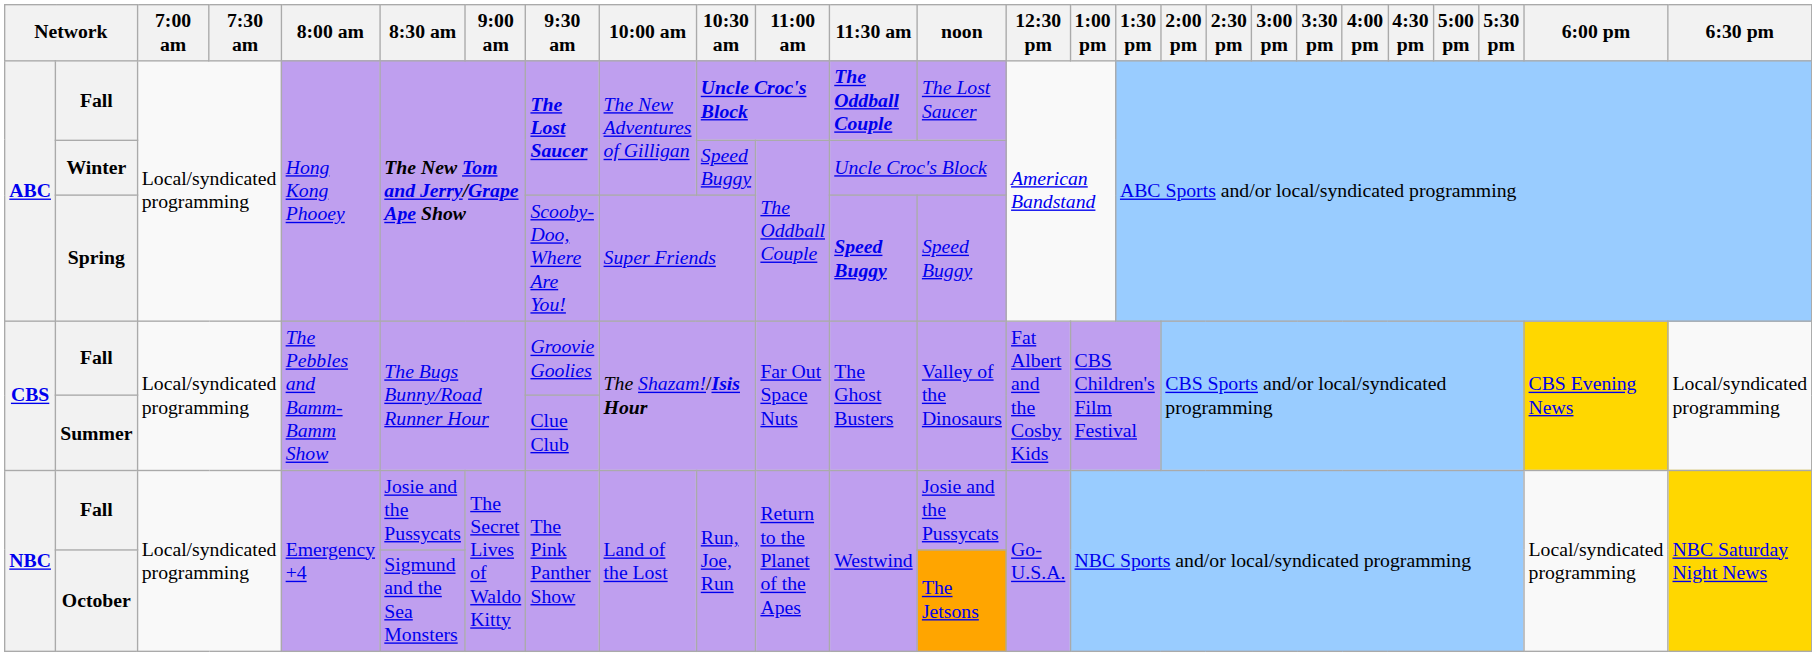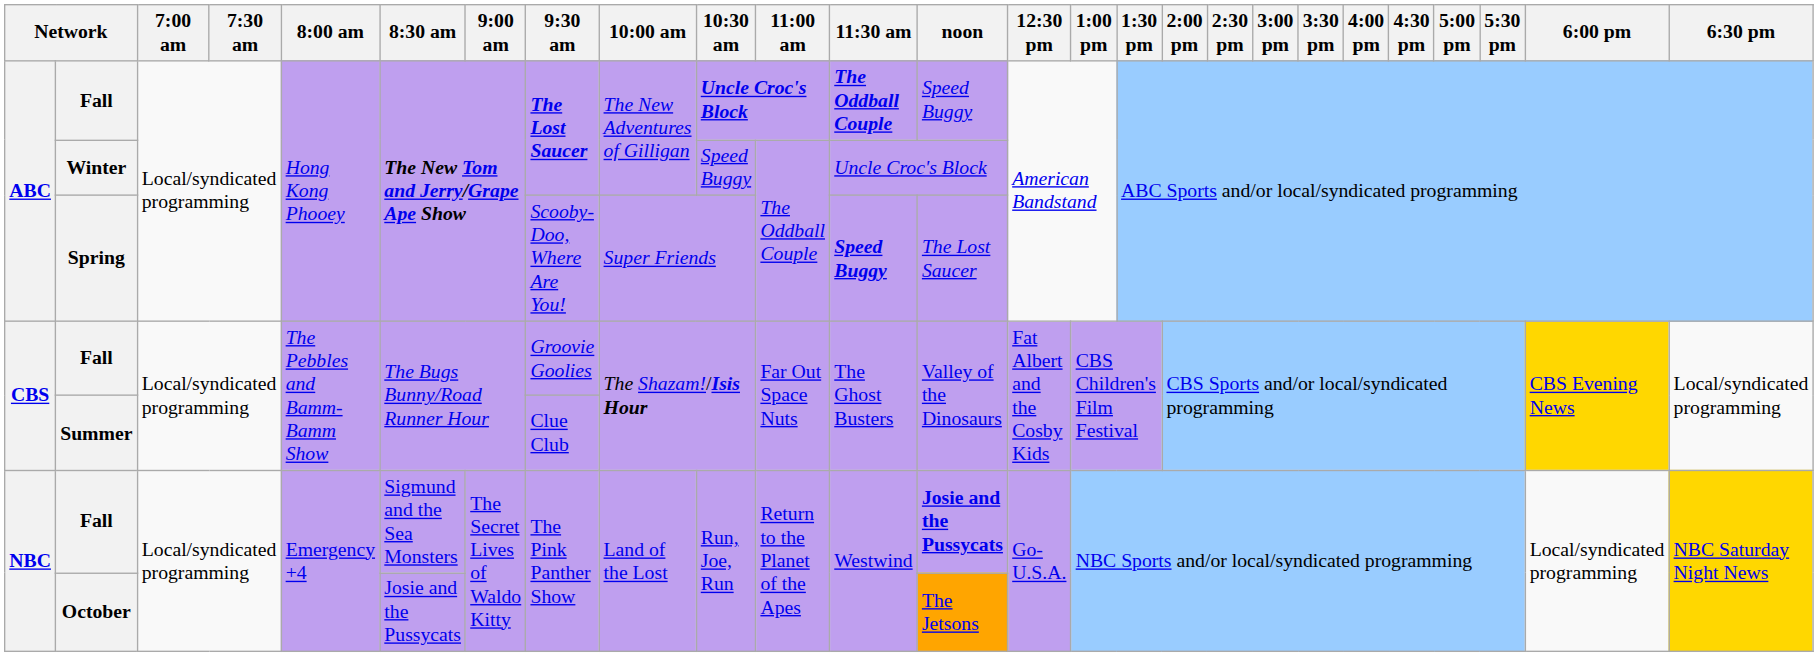(956, 100) The Lost Saucer -> (947, 100) Speed Buggy
(947, 258) Speed Buggy -> (956, 258) The Lost Saucer
(423, 509) Josie and the Pussycats -> (421, 521) Sigmund and the Sea Monsters
(960, 509) normal -> (962, 521) bold
(421, 600) Sigmund and the Sea Monsters -> (423, 612) Josie and the Pussycats
